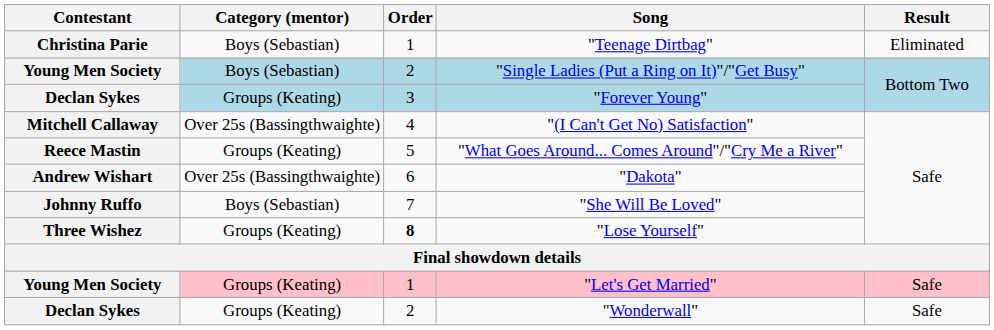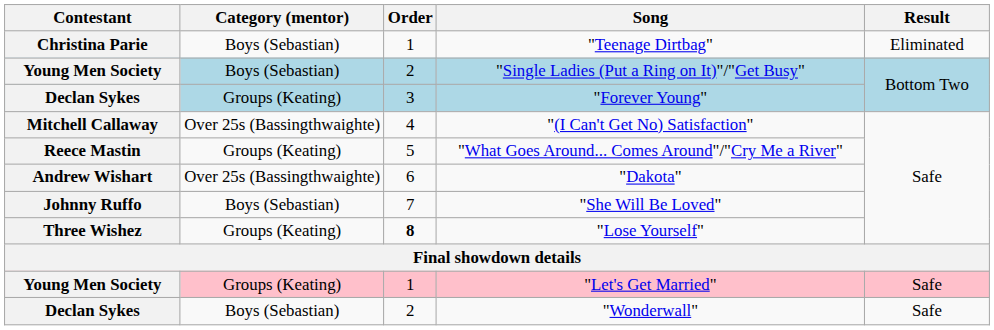(282, 310) Groups (Keating) -> (282, 310) Boys (Sebastian)
